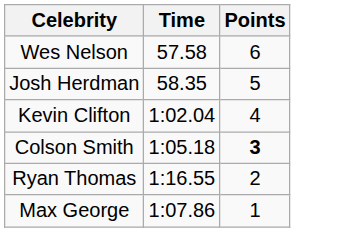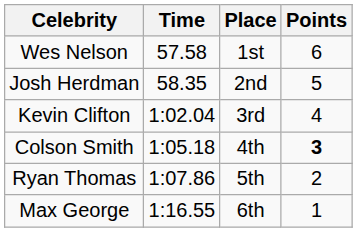+ column: (251, 20)
(182, 178) 1:16.55 -> (182, 178) 1:07.86
(182, 210) 1:07.86 -> (182, 210) 1:16.55
